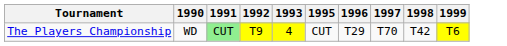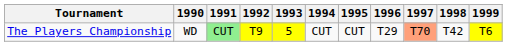+ column: (322, 14)
(289, 32) 4 -> (289, 32) 5
(387, 32) no background -> (420, 32) lightsalmon background
